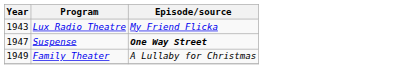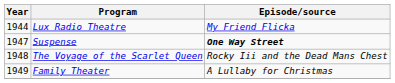(17, 27) 1943 -> (17, 27) 1944
+ row: (118, 56)
